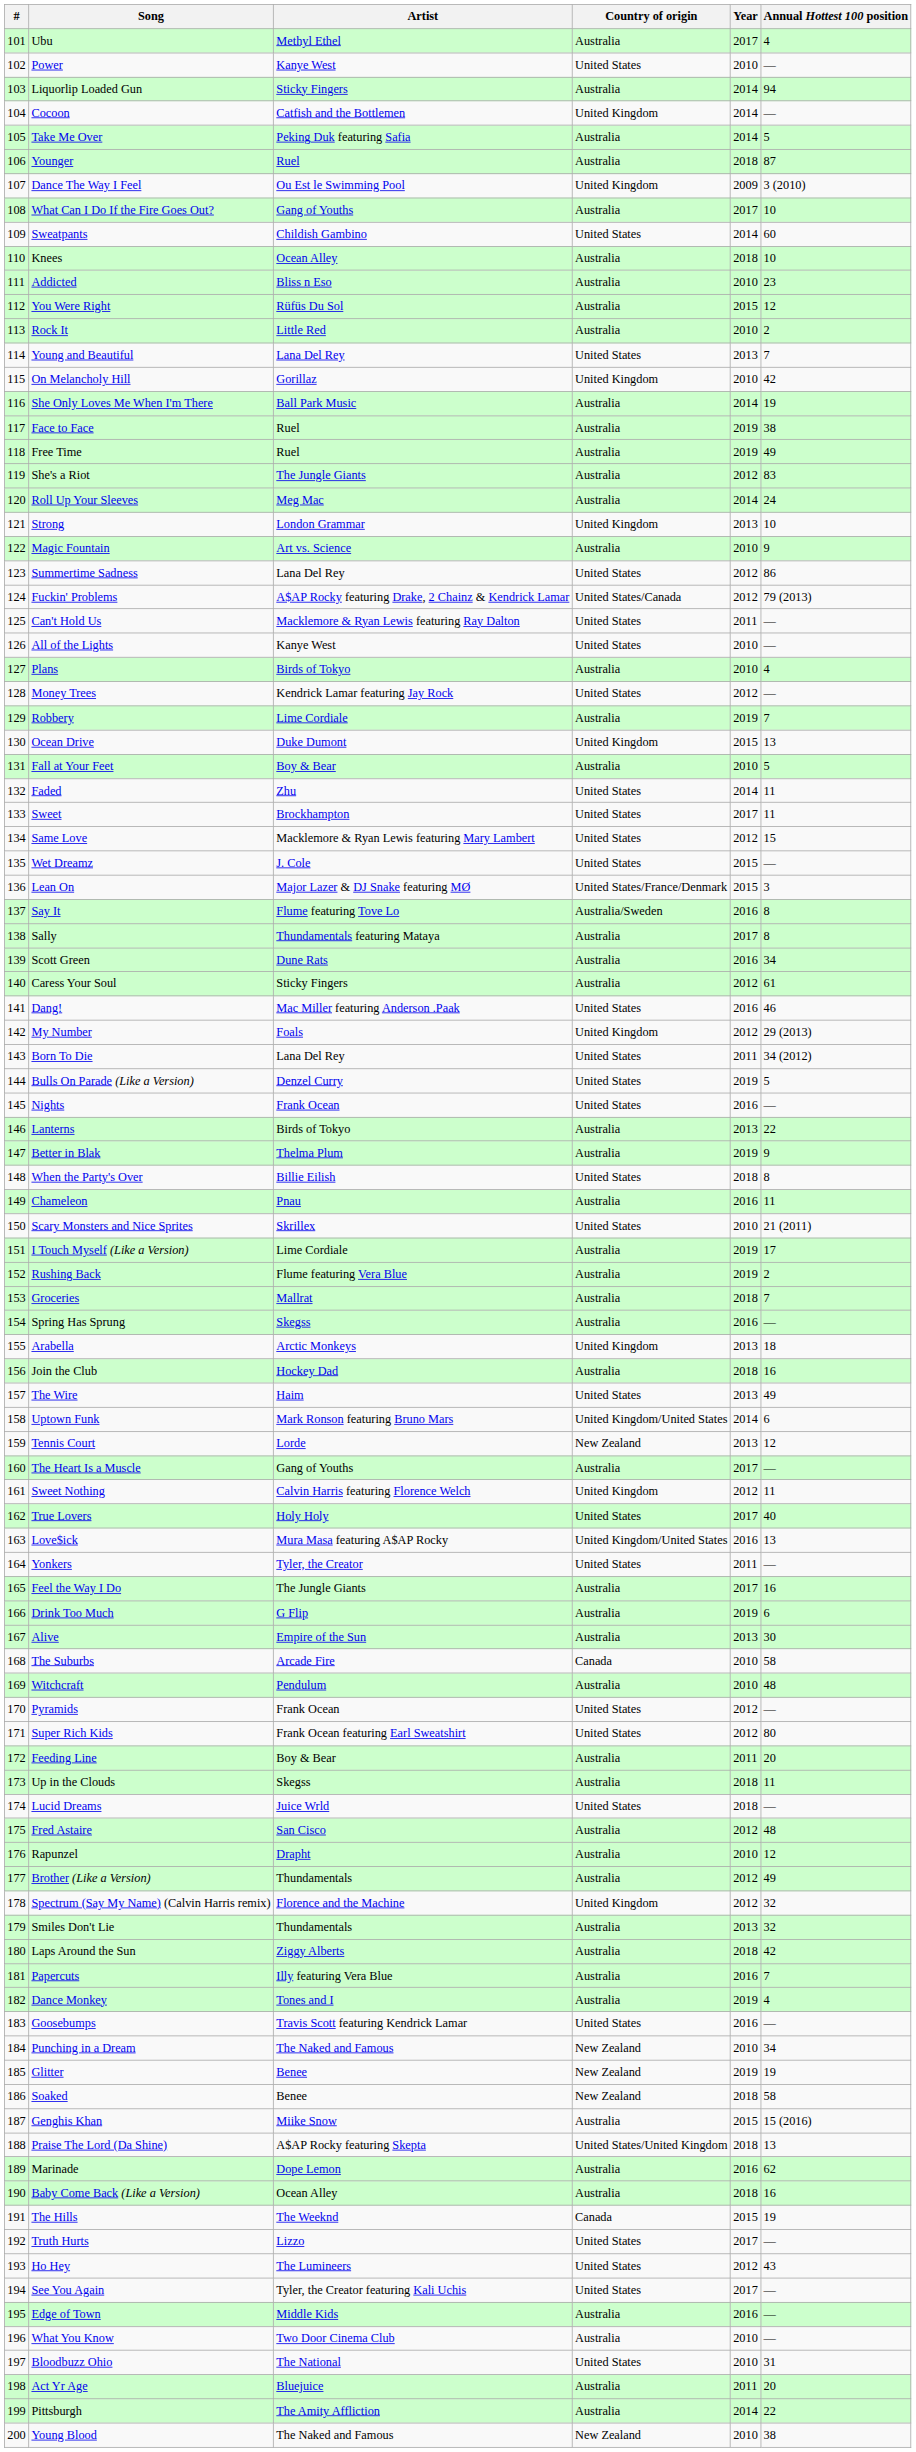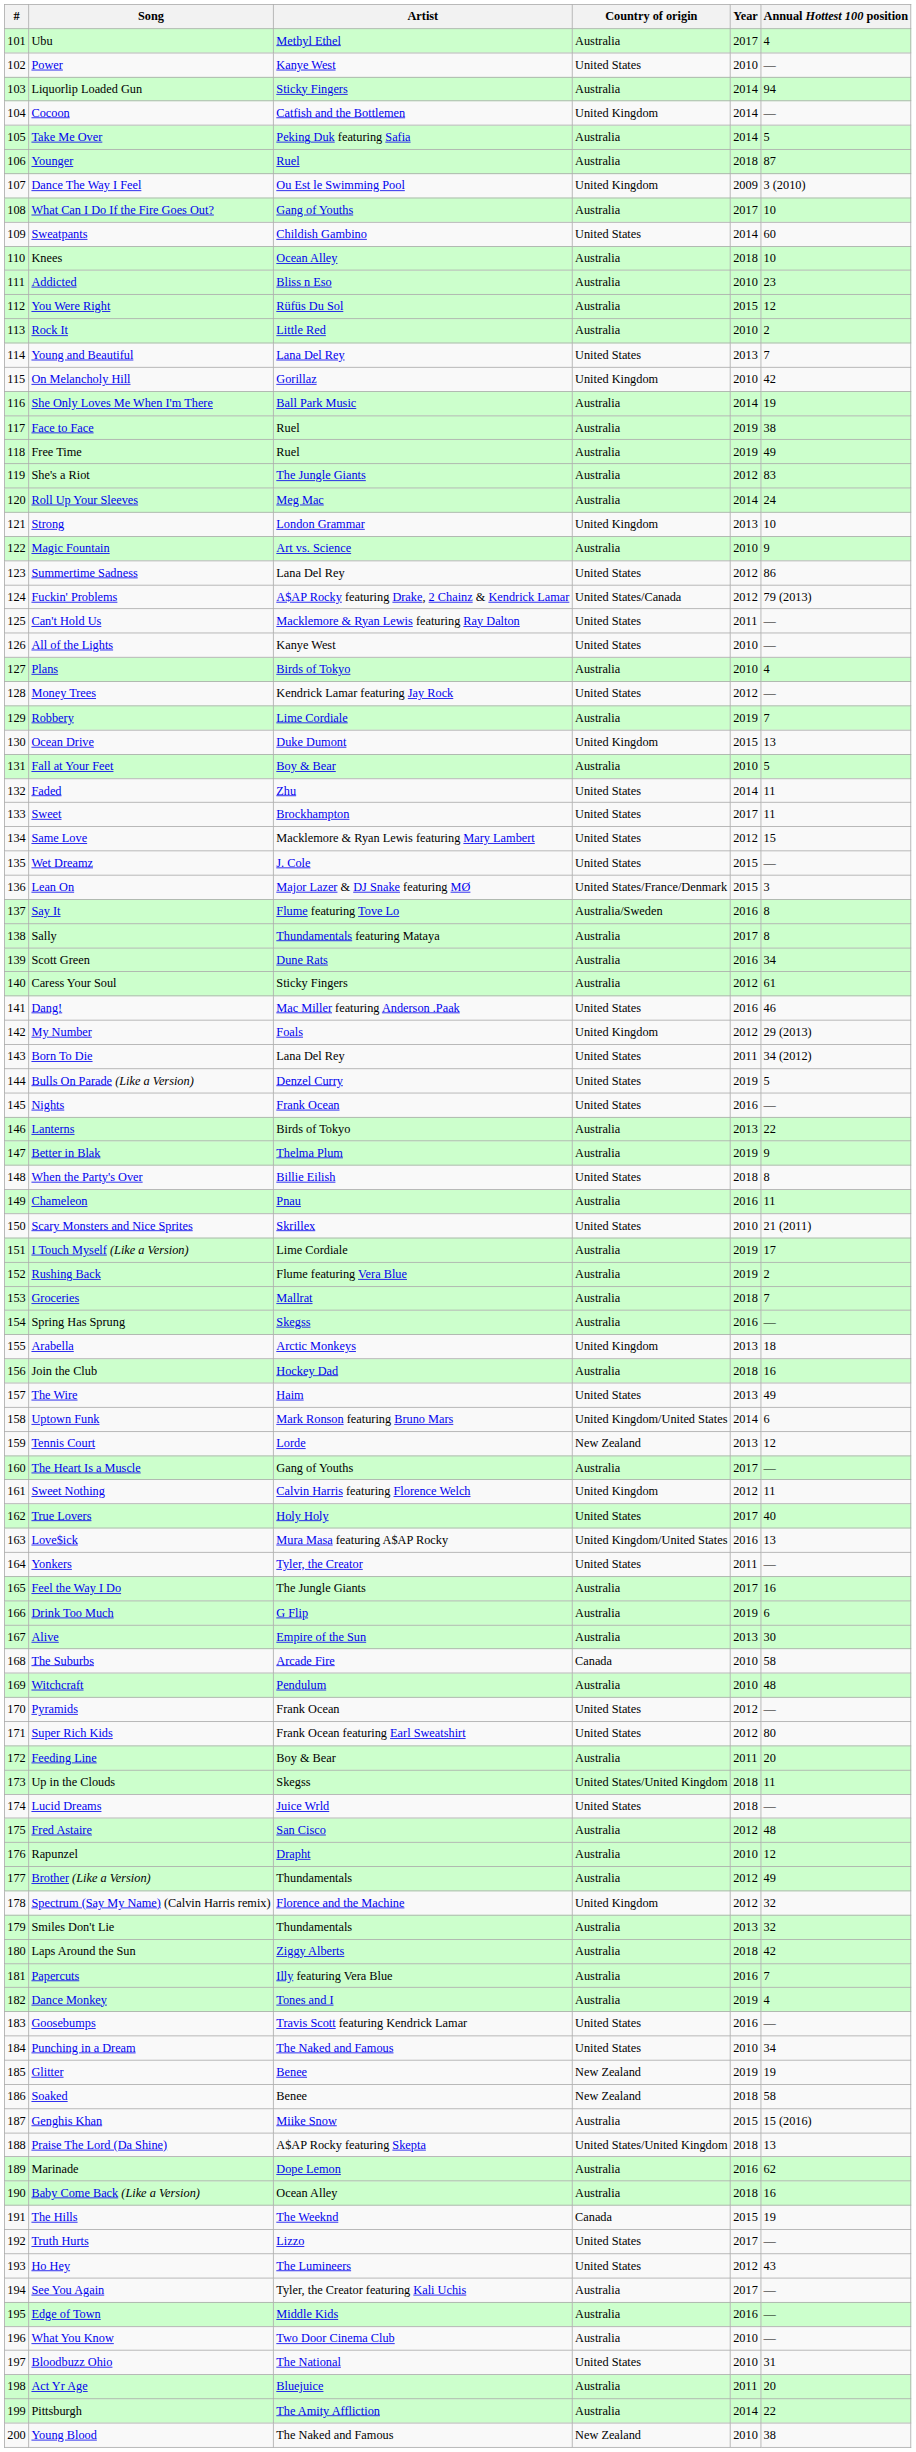(598, 1782) Australia -> (651, 1782) United States/United Kingdom
(608, 2048) New Zealand -> (608, 2048) United States
(608, 2289) United States -> (598, 2289) Australia
